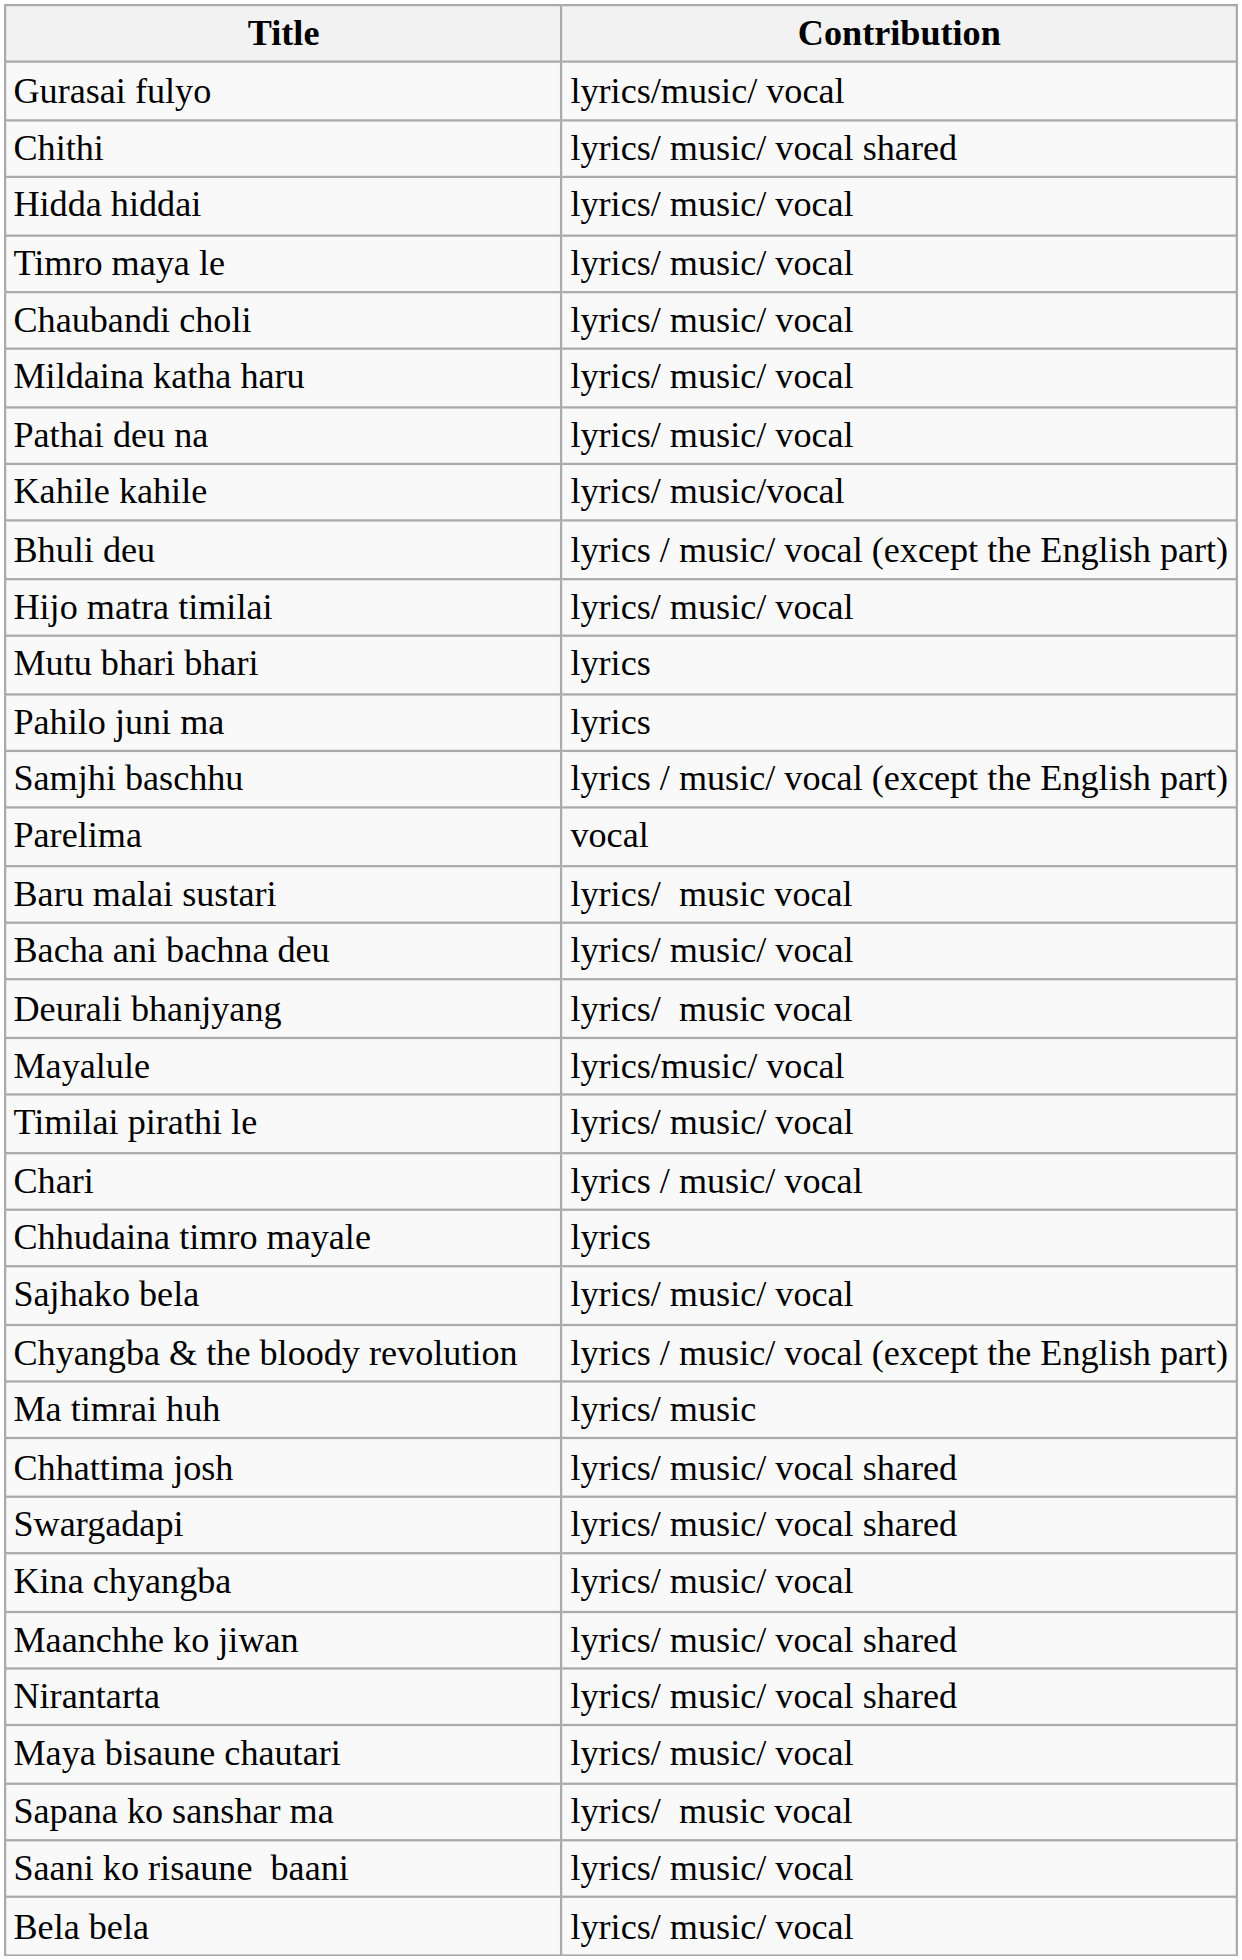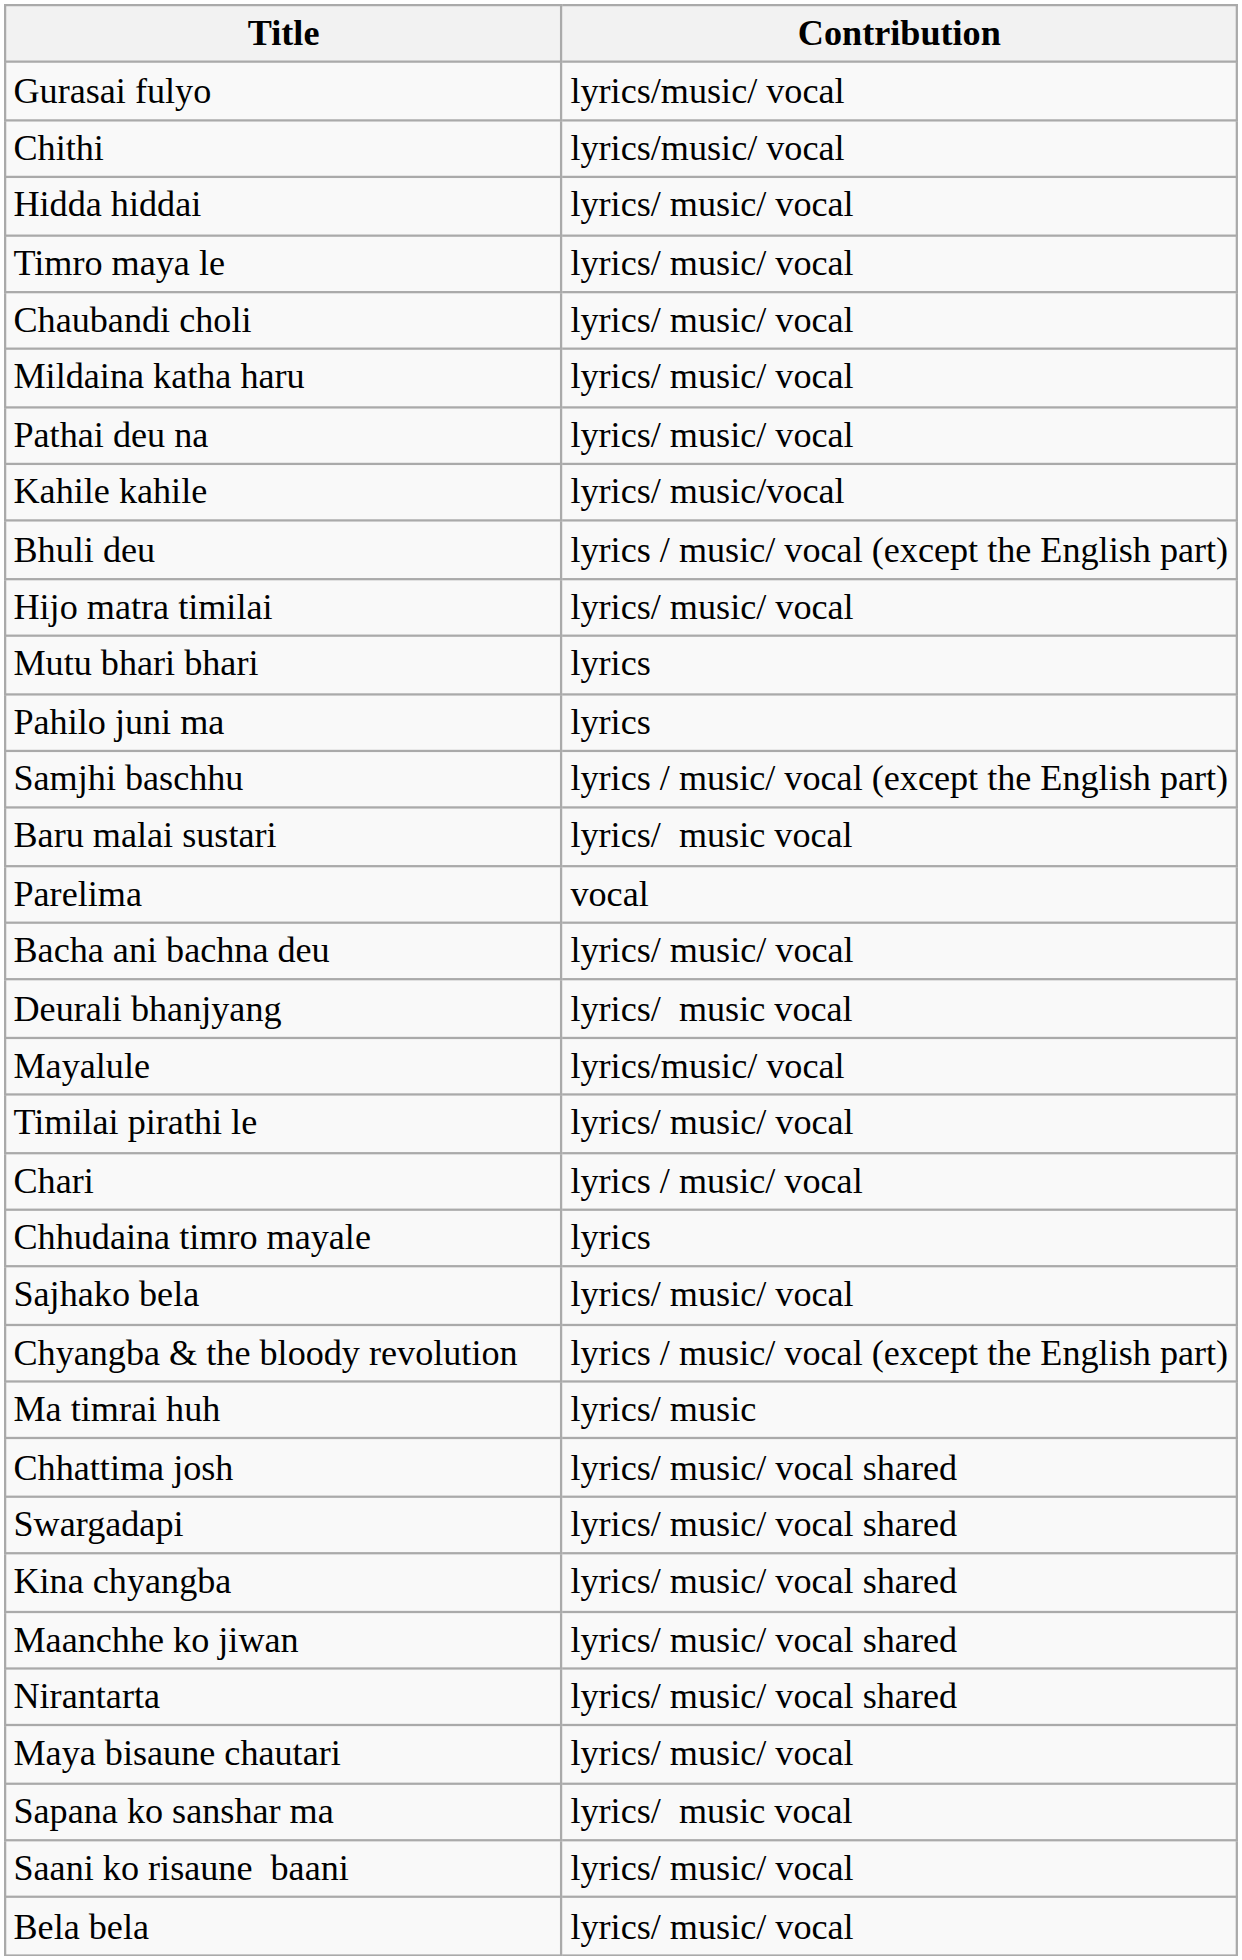(777, 147) lyrics/ music/ vocal shared -> (726, 147) lyrics/music/ vocal
rows swapped: (145, 893) <-> (78, 836)
(721, 1581) lyrics/ music/ vocal -> (777, 1581) lyrics/ music/ vocal shared
